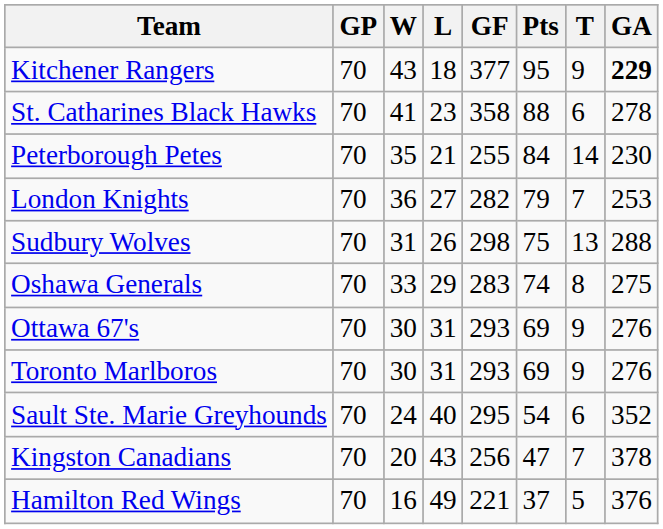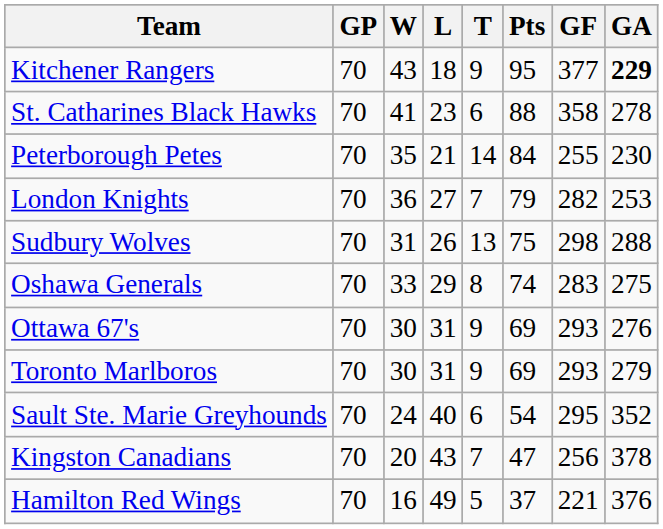columns swapped: (585, 26) <-> (490, 26)
(631, 371) 276 -> (631, 371) 279
